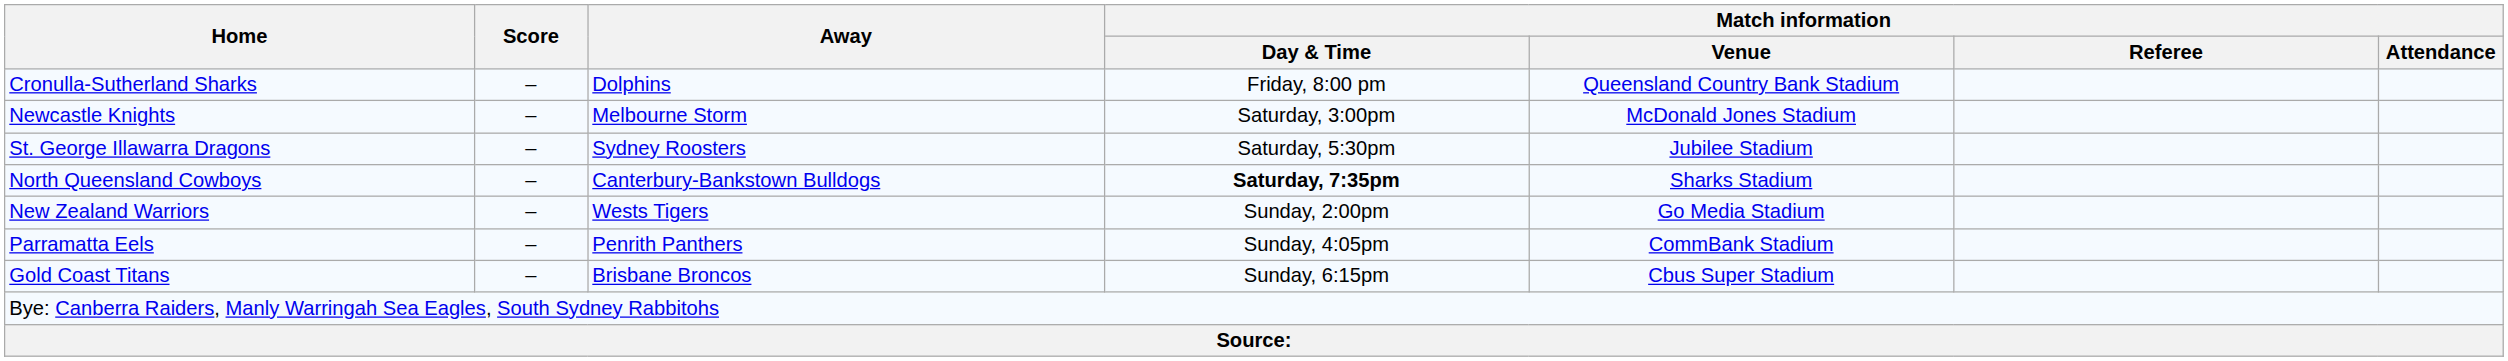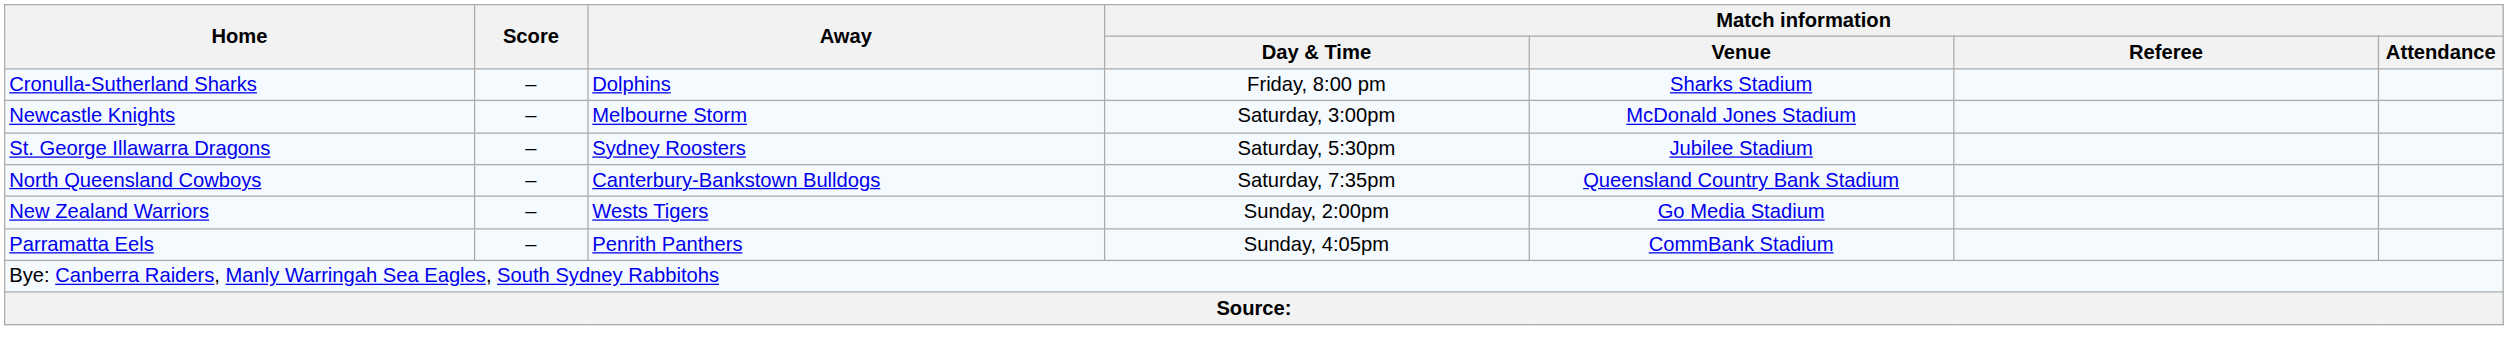(1741, 84) Queensland Country Bank Stadium -> (1741, 84) Sharks Stadium
(1316, 180) bold -> (1316, 180) normal
(1741, 180) Sharks Stadium -> (1741, 180) Queensland Country Bank Stadium
- row: (89, 276)
